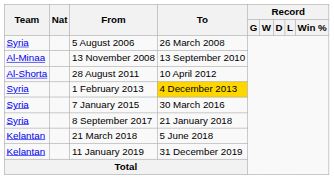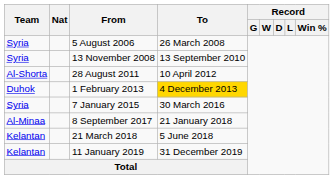(26, 58) Al-Minaa -> (18, 58) Syria
(18, 89) Syria -> (21, 89) Duhok
(18, 120) Syria -> (26, 120) Al-Minaa
